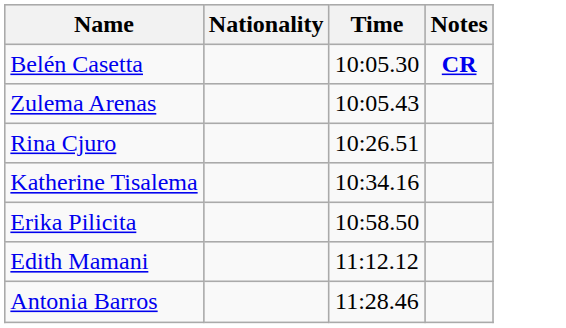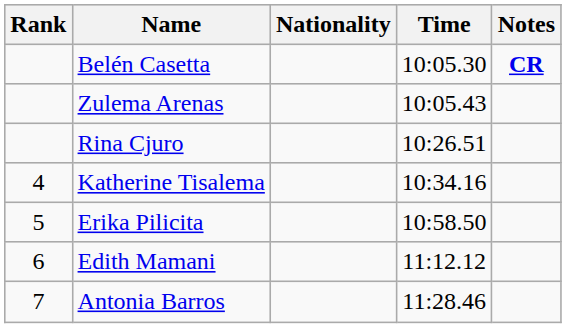+ column: (38, 24)
